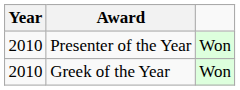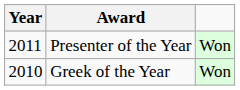(25, 44) 2010 -> (25, 44) 2011
